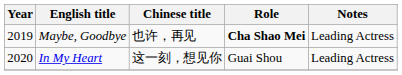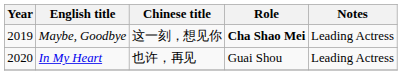(164, 35) 也许，再见 -> (177, 35) 这⼀刻，想见你
(177, 58) 这⼀刻，想见你 -> (164, 58) 也许，再见
